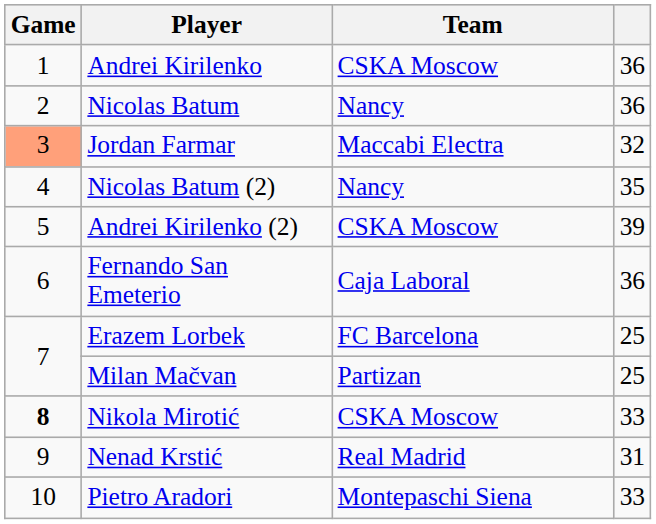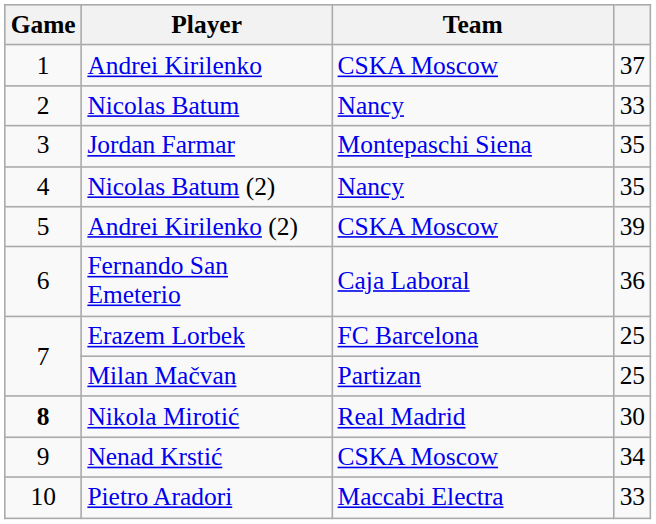(632, 65) 36 -> (632, 65) 37
(632, 105) 36 -> (632, 105) 33
(43, 145) lightsalmon background -> (43, 145) no background
(421, 145) Maccabi Electra -> (435, 145) Montepaschi Siena
(632, 145) 32 -> (632, 145) 35
(418, 416) CSKA Moscow -> (402, 416) Real Madrid
(632, 416) 33 -> (632, 416) 30
(402, 456) Real Madrid -> (418, 456) CSKA Moscow
(632, 456) 31 -> (632, 456) 34
(435, 497) Montepaschi Siena -> (421, 497) Maccabi Electra
